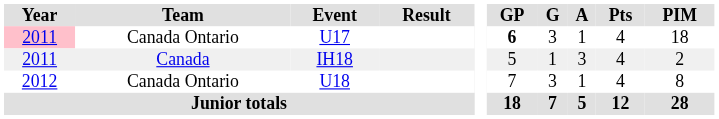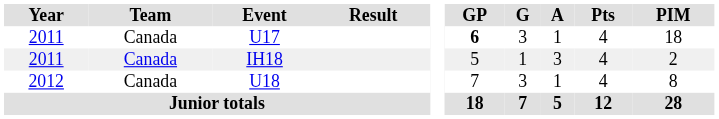(40, 37) pink background -> (46, 37) no background
(183, 37) Canada Ontario -> (150, 37) Canada
(183, 81) Canada Ontario -> (150, 81) Canada
